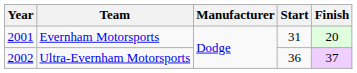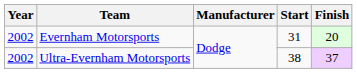(20, 36) 2001 -> (20, 36) 2002
(295, 58) 36 -> (295, 58) 38
